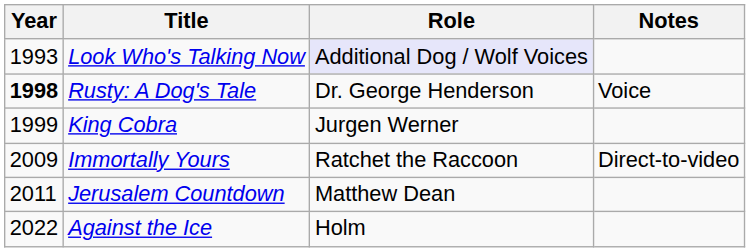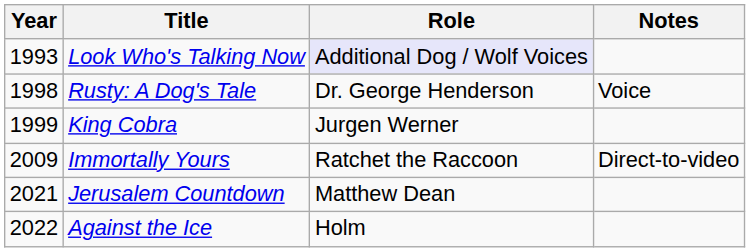(34, 90) bold -> (34, 90) normal
(33, 194) 2011 -> (34, 194) 2021
